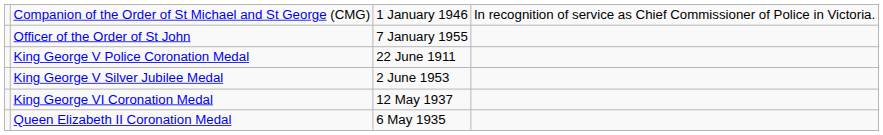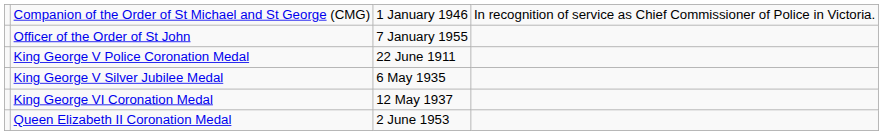(413, 78) 2 June 1953 -> (411, 78) 6 May 1935
(411, 120) 6 May 1935 -> (413, 120) 2 June 1953
